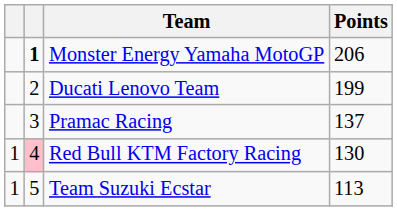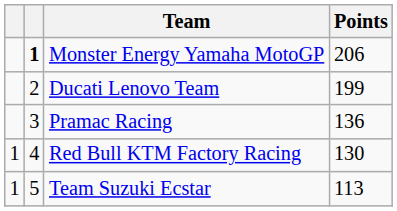(349, 121) 137 -> (349, 121) 136
(34, 154) pink background -> (34, 154) no background
